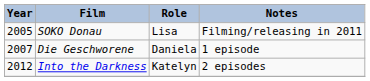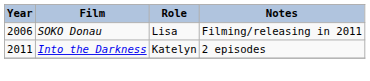(20, 31) 2005 -> (20, 31) 2006
- row: (86, 49)
(20, 67) 2012 -> (20, 49) 2011
